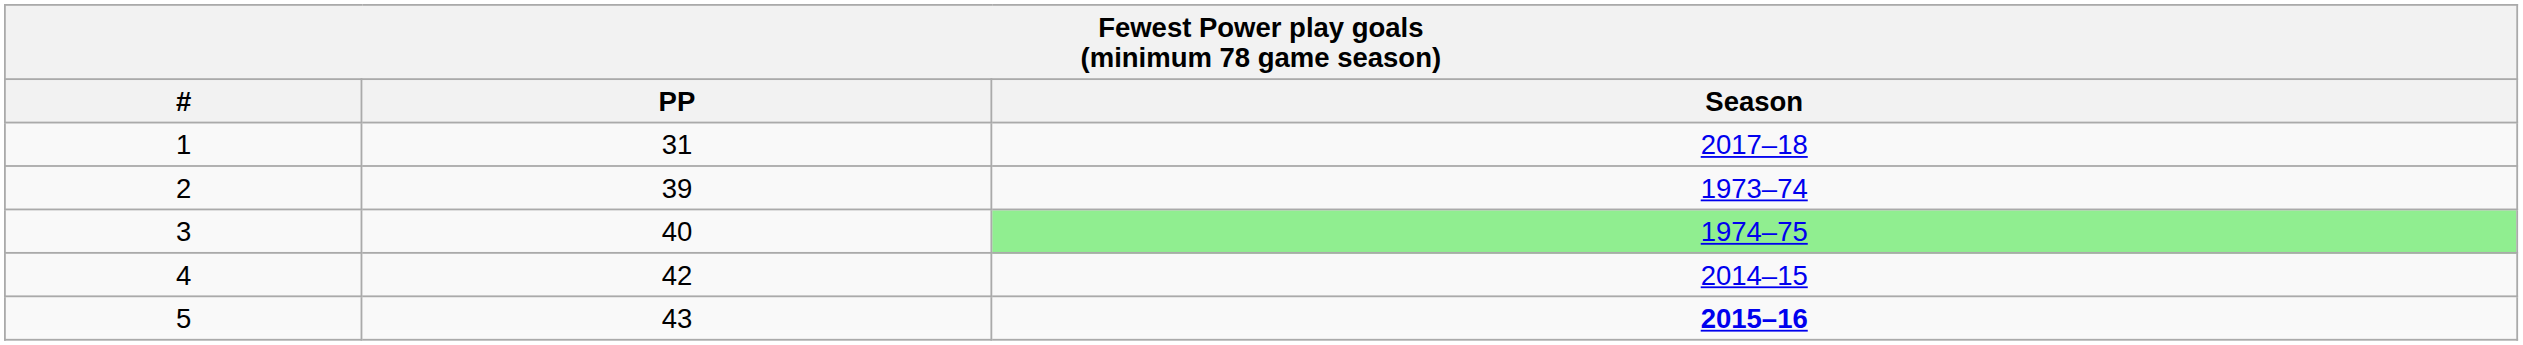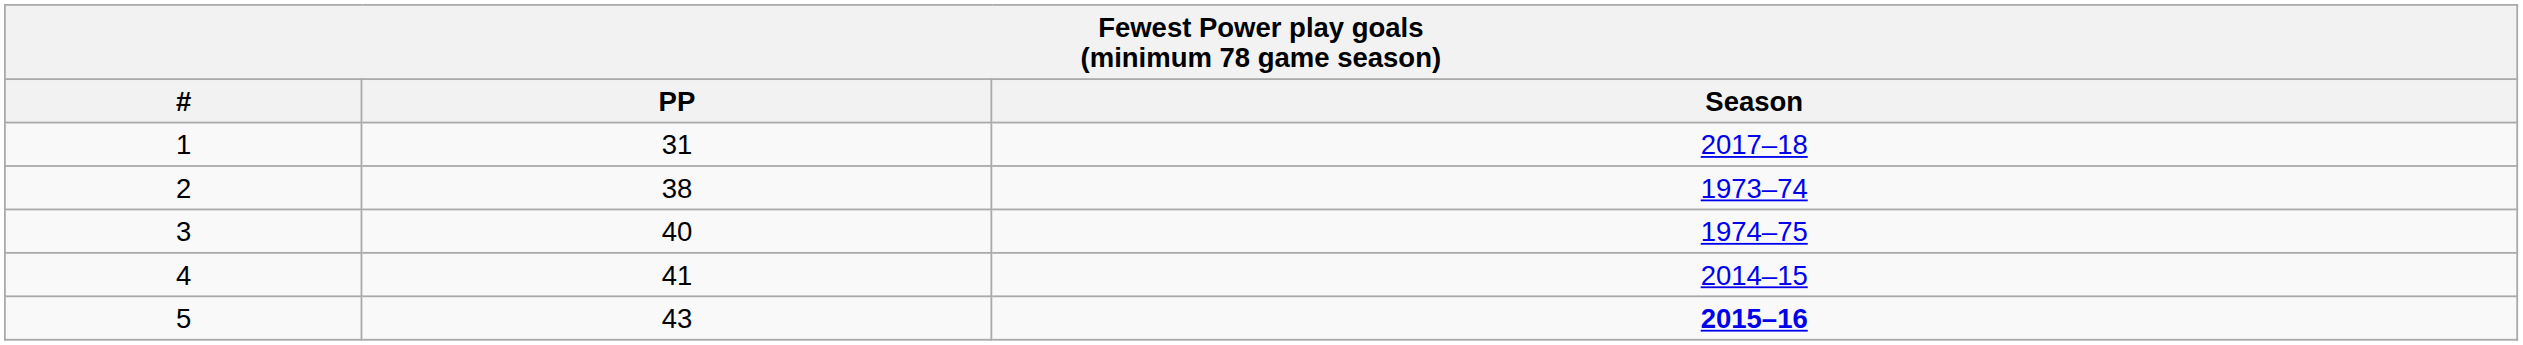(677, 188) 39 -> (677, 188) 38
(1754, 232) lightgreen background -> (1754, 232) no background
(677, 275) 42 -> (677, 275) 41
